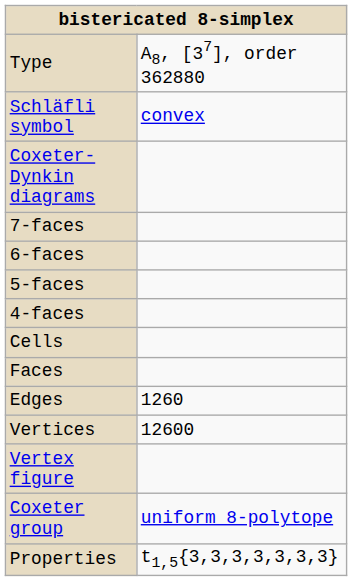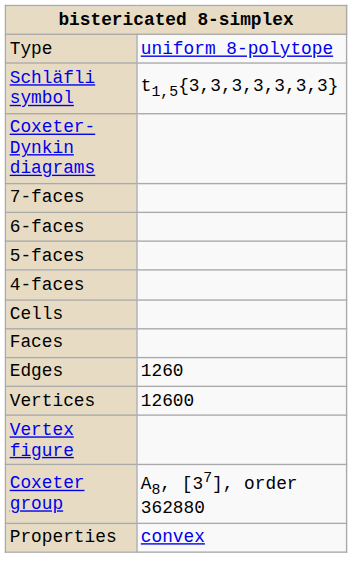(219, 63) A8, [37], order 362880 -> (237, 49) uniform 8-polytope
(173, 117) convex -> (240, 88) t1,5{3,3,3,3,3,3,3}
(237, 518) uniform 8-polytope -> (219, 494) A8, [37], order 362880
(240, 560) t1,5{3,3,3,3,3,3,3} -> (173, 537) convex
